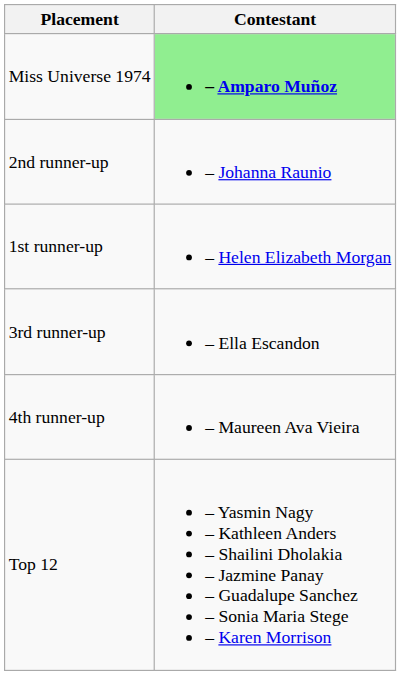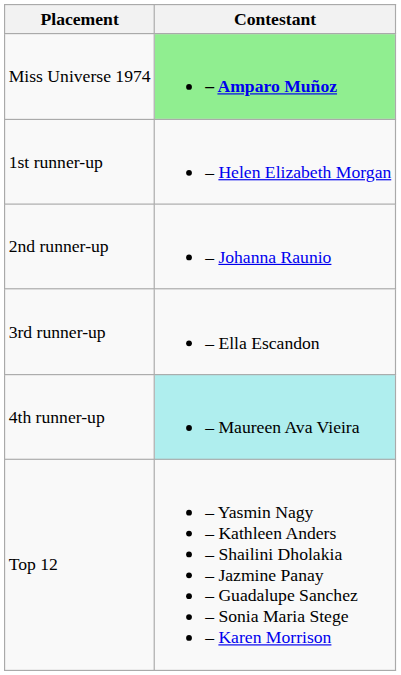rows swapped: (56, 246) <-> (59, 161)
(275, 428) no background -> (275, 428) paleturquoise background
